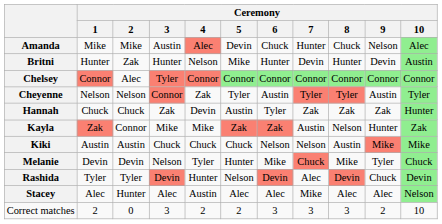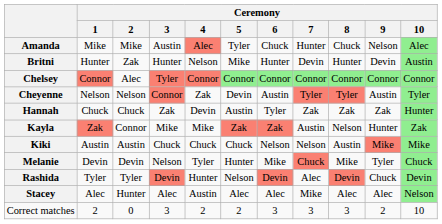(239, 45) Devin -> (239, 45) Tyler
(239, 95) Tyler -> (239, 95) Devin
